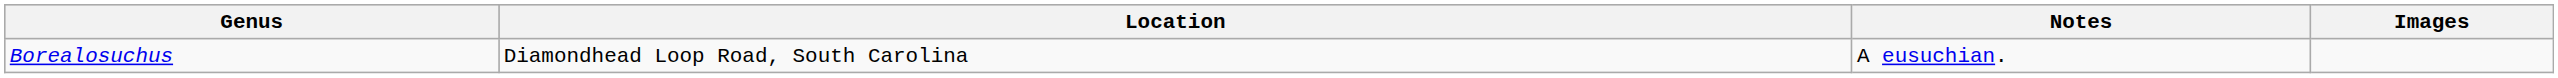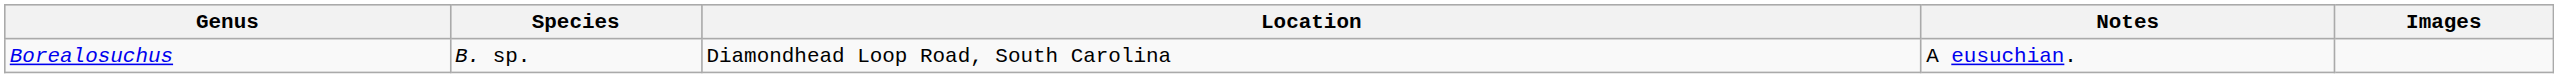+ column: (576, 22)
